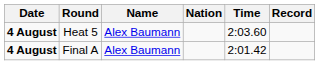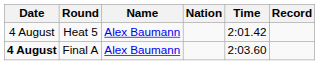(32, 32) bold -> (32, 32) normal
(247, 32) 2:03.60 -> (247, 32) 2:01.42
(247, 50) 2:01.42 -> (247, 50) 2:03.60
